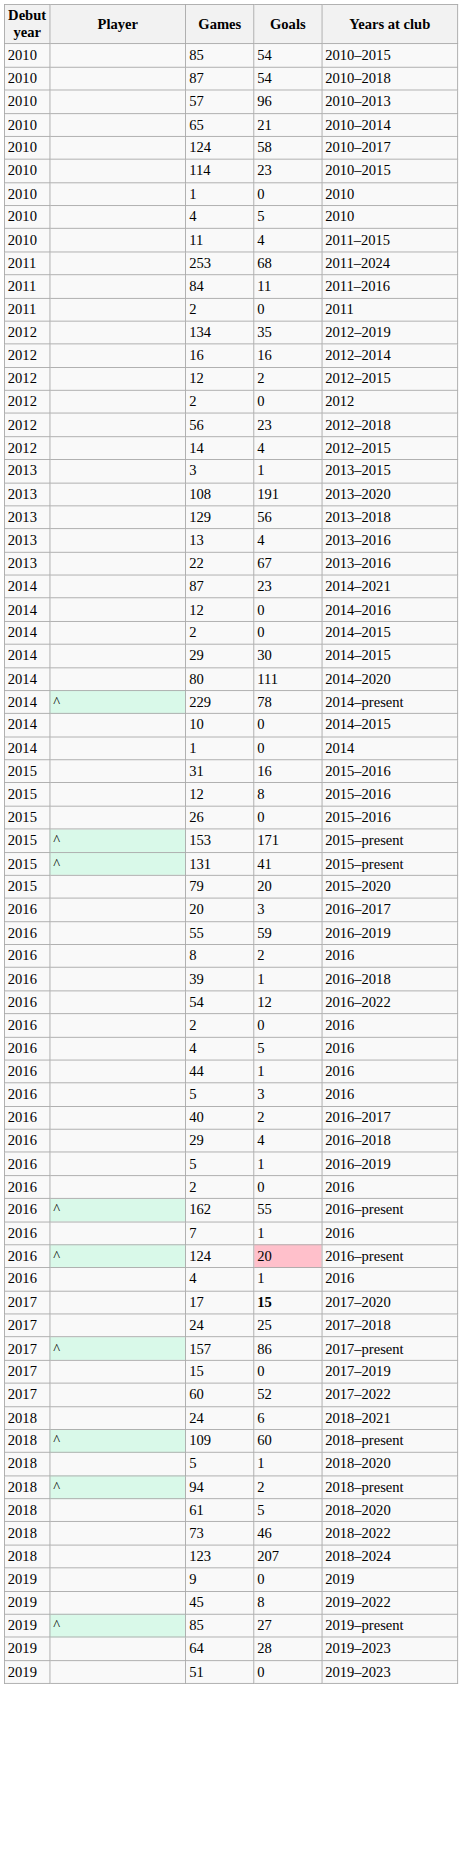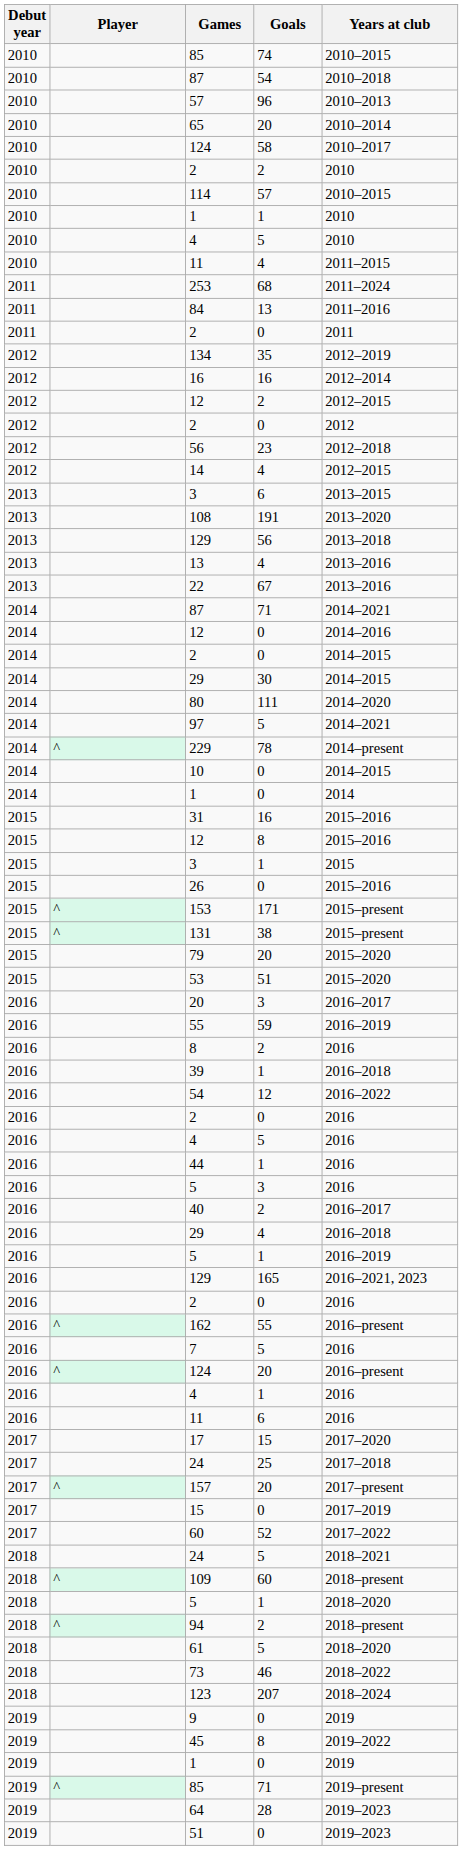(264, 55) 54 -> (264, 55) 74
(264, 124) 21 -> (264, 124) 20
+ row: (22, 170)
(264, 170) 23 -> (264, 194) 57
(261, 194) 0 -> (261, 217) 1
(264, 286) 11 -> (264, 309) 13
(261, 471) 1 -> (261, 494) 6
(264, 586) 23 -> (264, 609) 71
+ row: (22, 725)
+ row: (22, 863)
(264, 863) 41 -> (264, 932) 38
+ row: (22, 979)
+ row: (22, 1279)
(261, 1233) 1 -> (261, 1348) 5
(264, 1256) pink background -> (264, 1371) no background
+ row: (22, 1417)
(264, 1302) bold -> (264, 1440) normal
(264, 1348) 86 -> (264, 1487) 20
(261, 1417) 6 -> (261, 1556) 5
+ row: (22, 1764)
(264, 1625) 27 -> (264, 1787) 71
